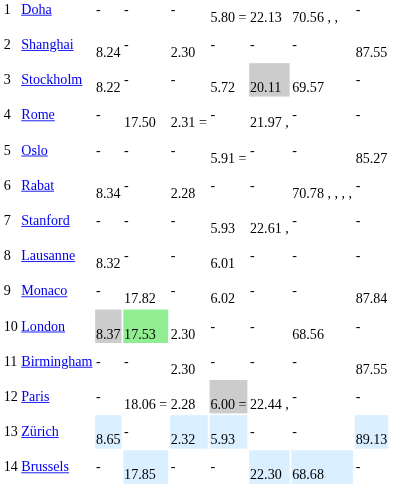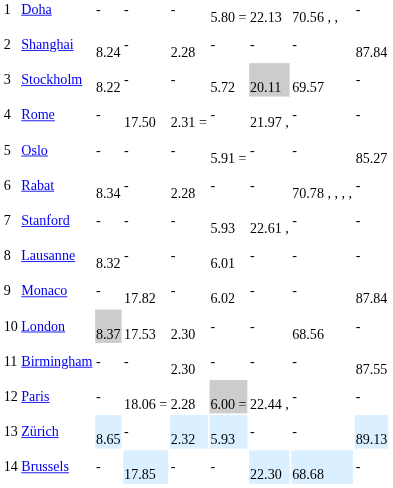(183, 52) 2.30 -> (183, 52) 2.28
(371, 52) 87.55 -> (371, 52) 87.84
(140, 334) lightgreen background -> (140, 334) no background
